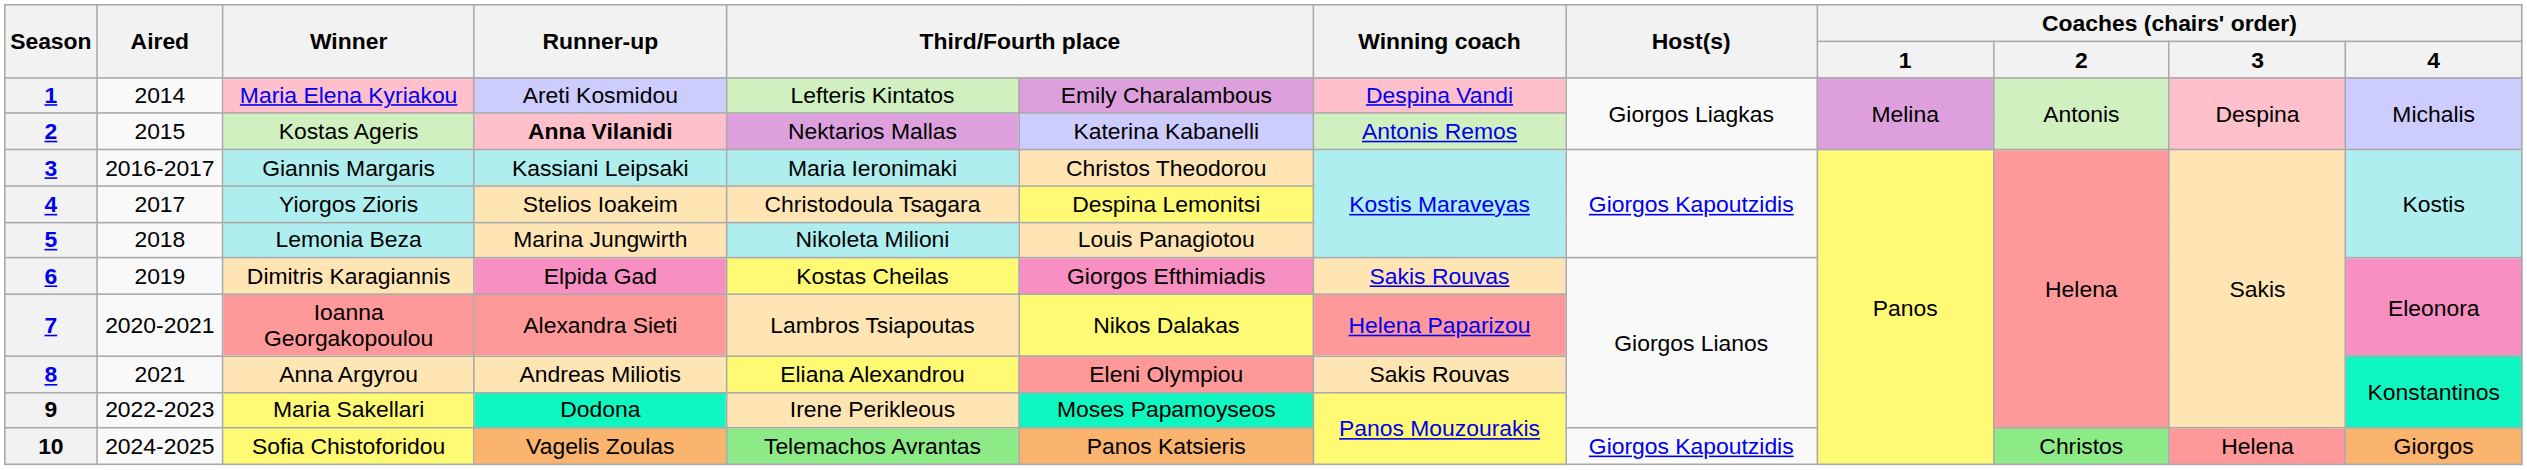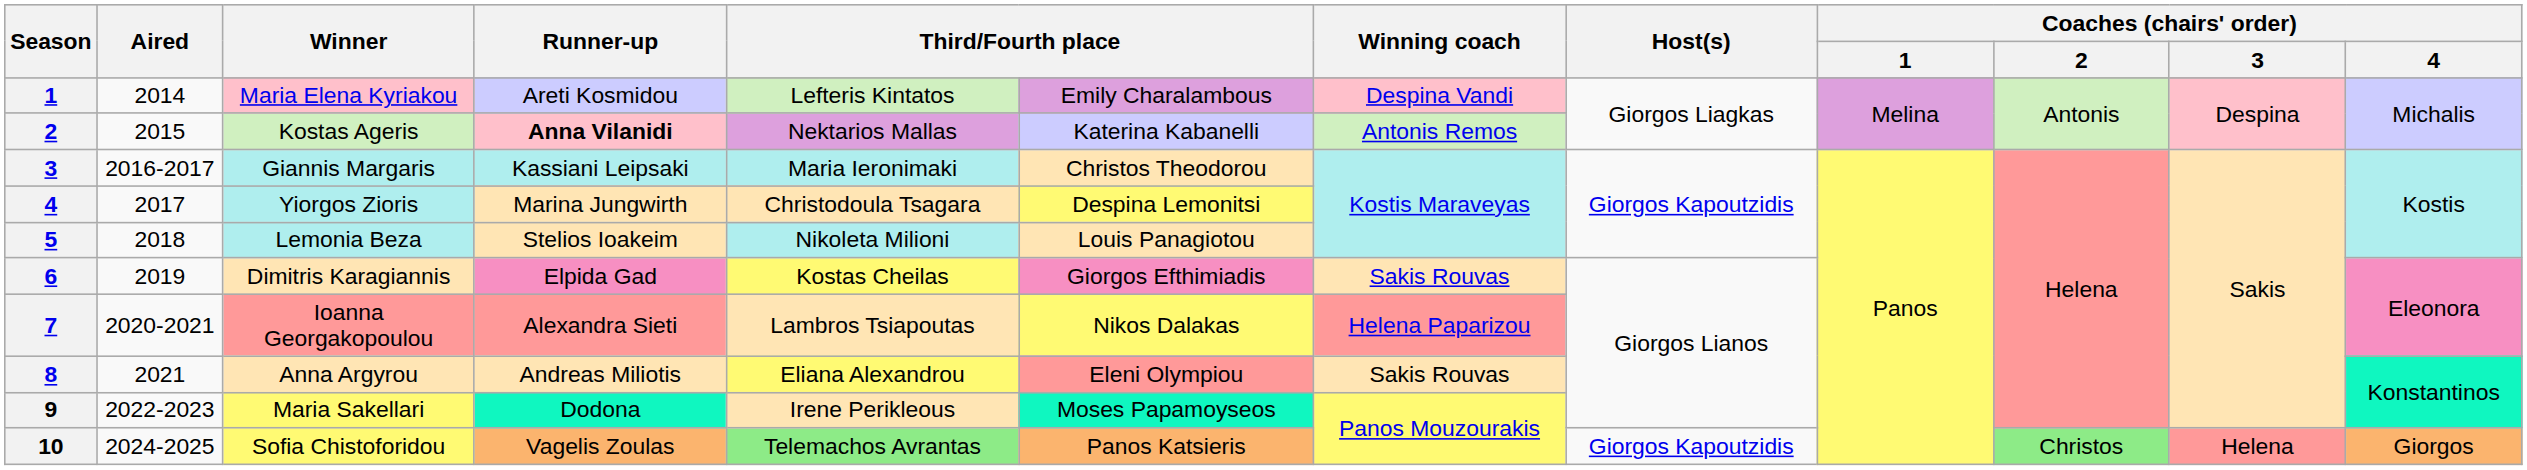(600, 204) Stelios Ioakeim -> (600, 204) Marina Jungwirth
(600, 240) Marina Jungwirth -> (600, 240) Stelios Ioakeim
